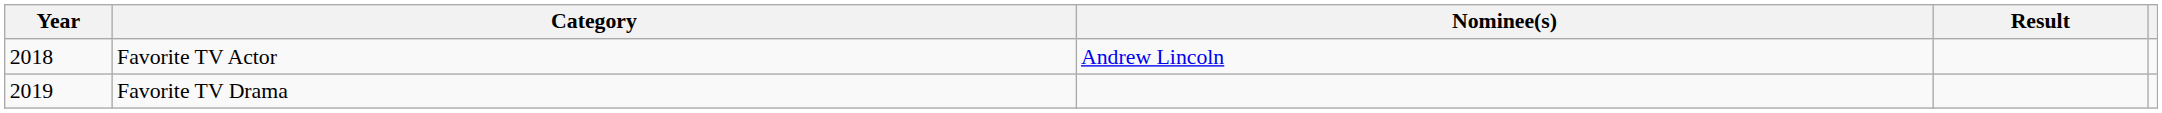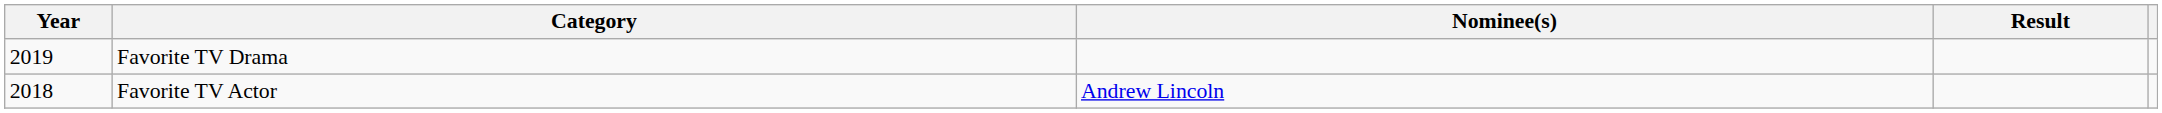rows swapped: (197, 56) <-> (202, 90)
